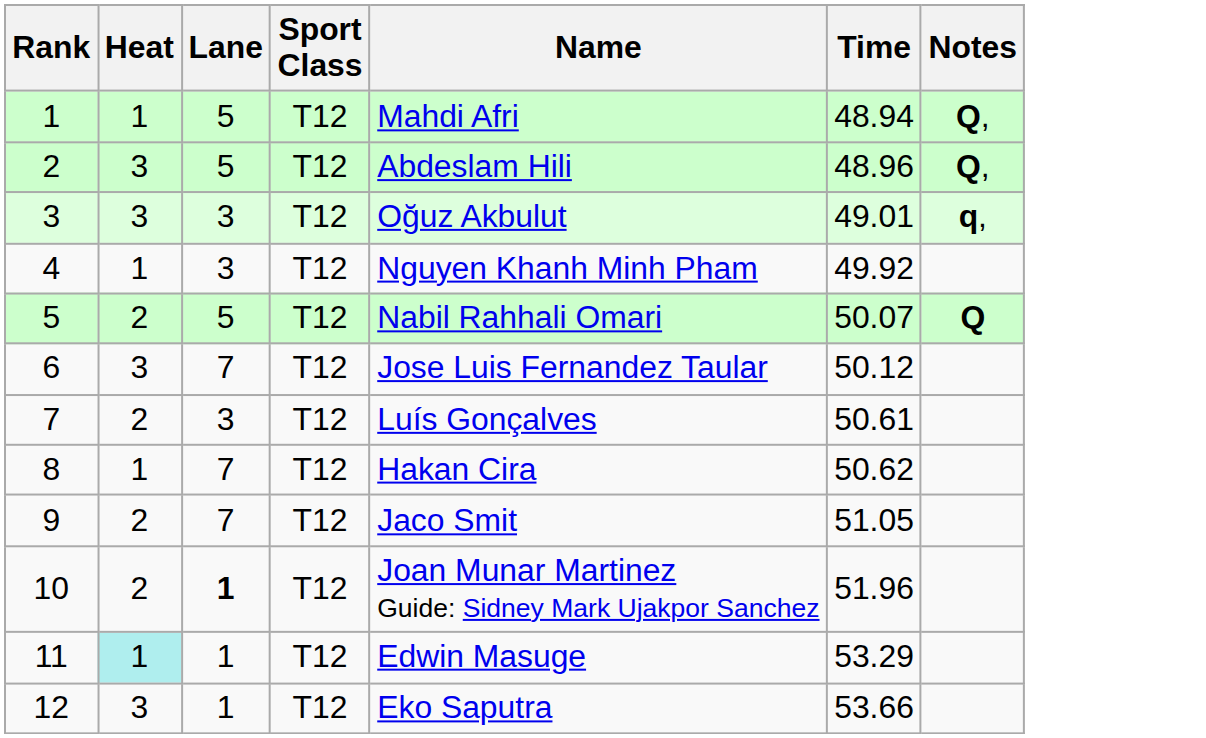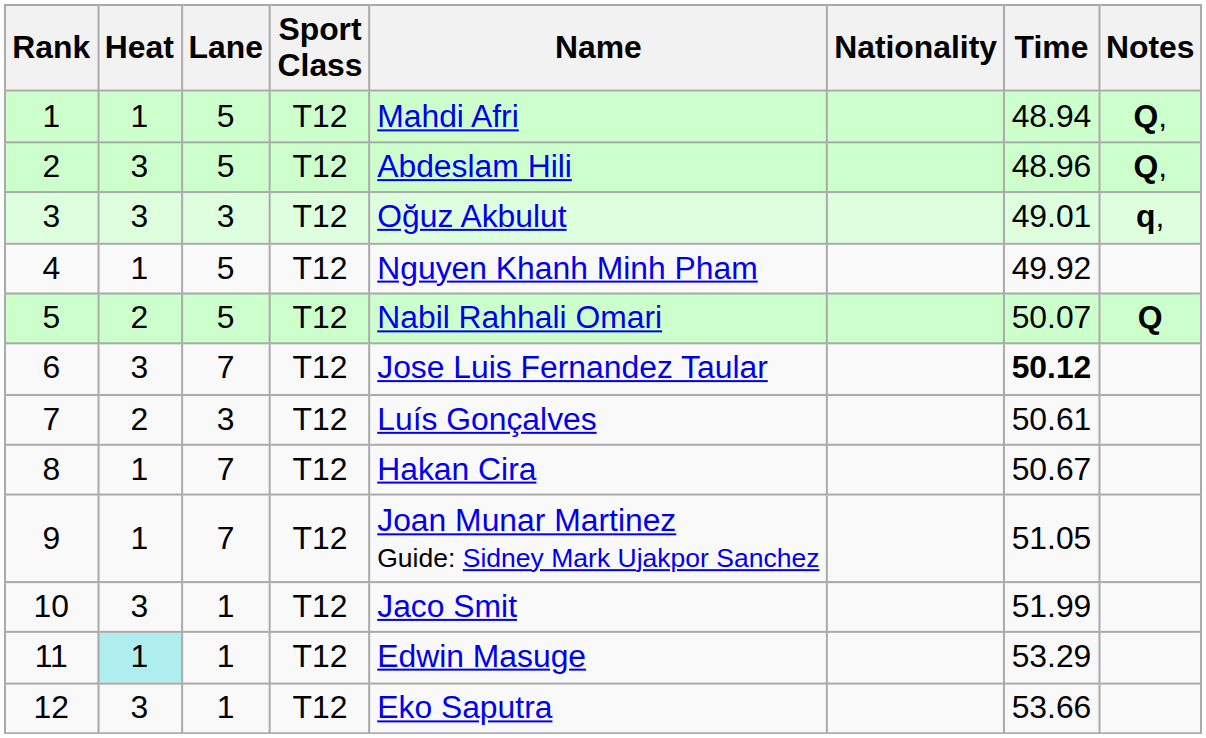+ column: (916, 47)
(226, 267) 3 -> (226, 267) 5
(874, 368) normal -> (1052, 368) bold
(874, 469) 50.62 -> (1052, 469) 50.67
(139, 520) 2 -> (139, 537) 1
(447, 520) Jaco Smit -> (598, 537) Joan Munar Martinez Guide: Sidney Mark Ujakpor Sanchez
(139, 588) 2 -> (139, 606) 3
(226, 588) bold -> (226, 606) normal
(598, 588) Joan Munar Martinez Guide: Sidney Mark Ujakpor Sanchez -> (447, 606) Jaco Smit
(874, 588) 51.96 -> (1052, 606) 51.99
